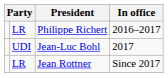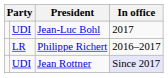rows swapped: (72, 30) <-> (69, 47)
(19, 64) LR -> (22, 64) UDI
(136, 64) no background -> (136, 64) lavender background
